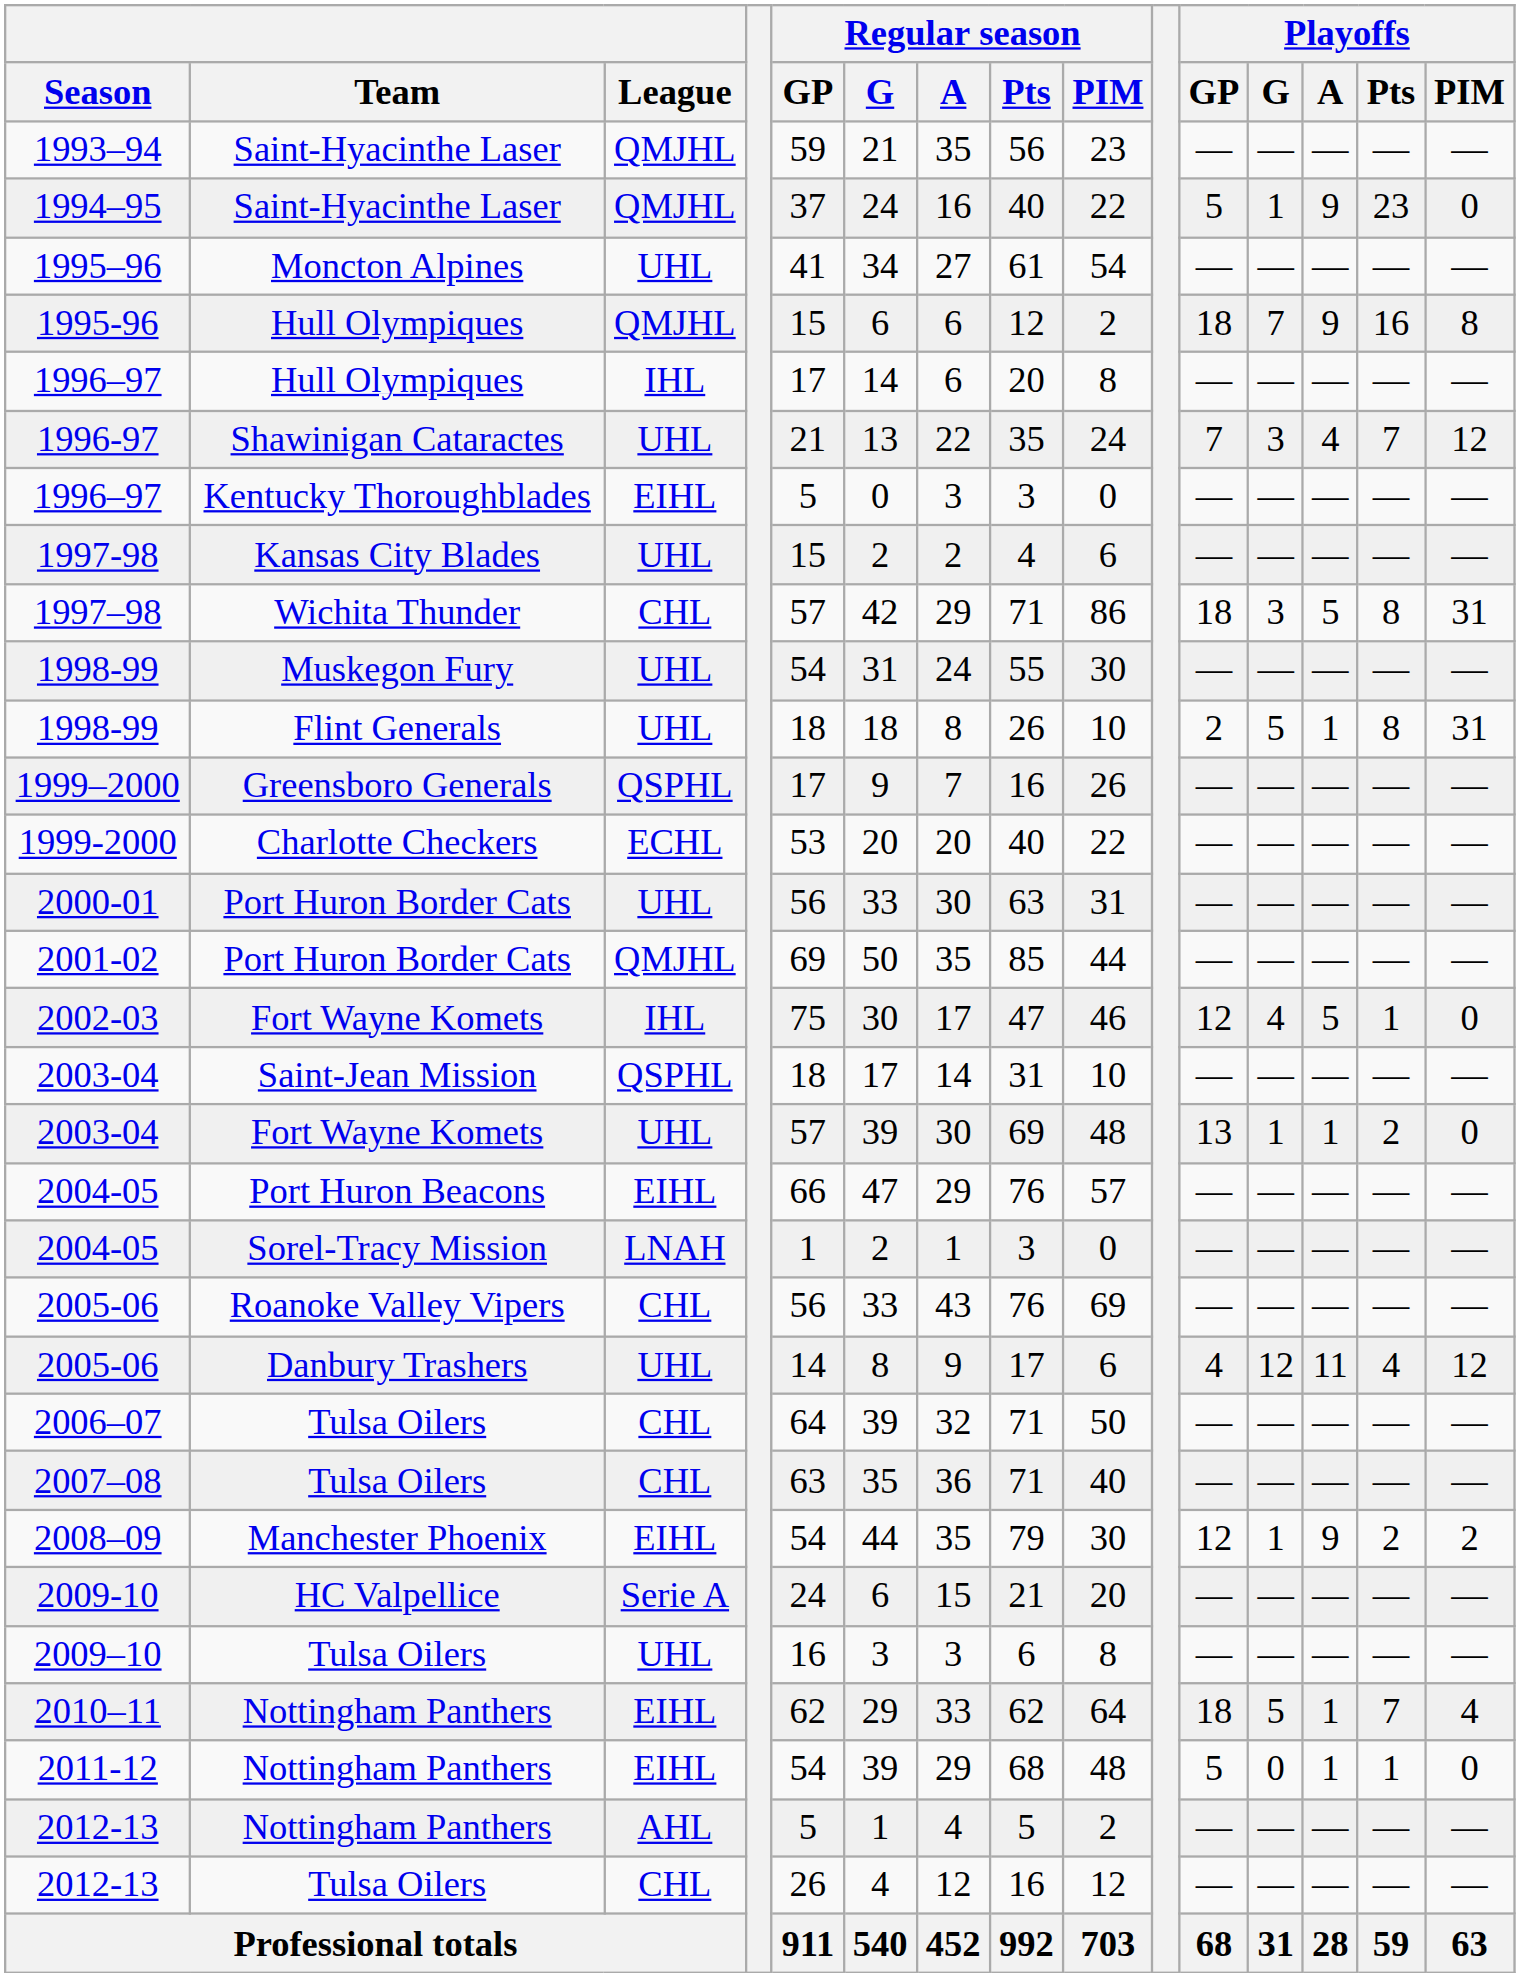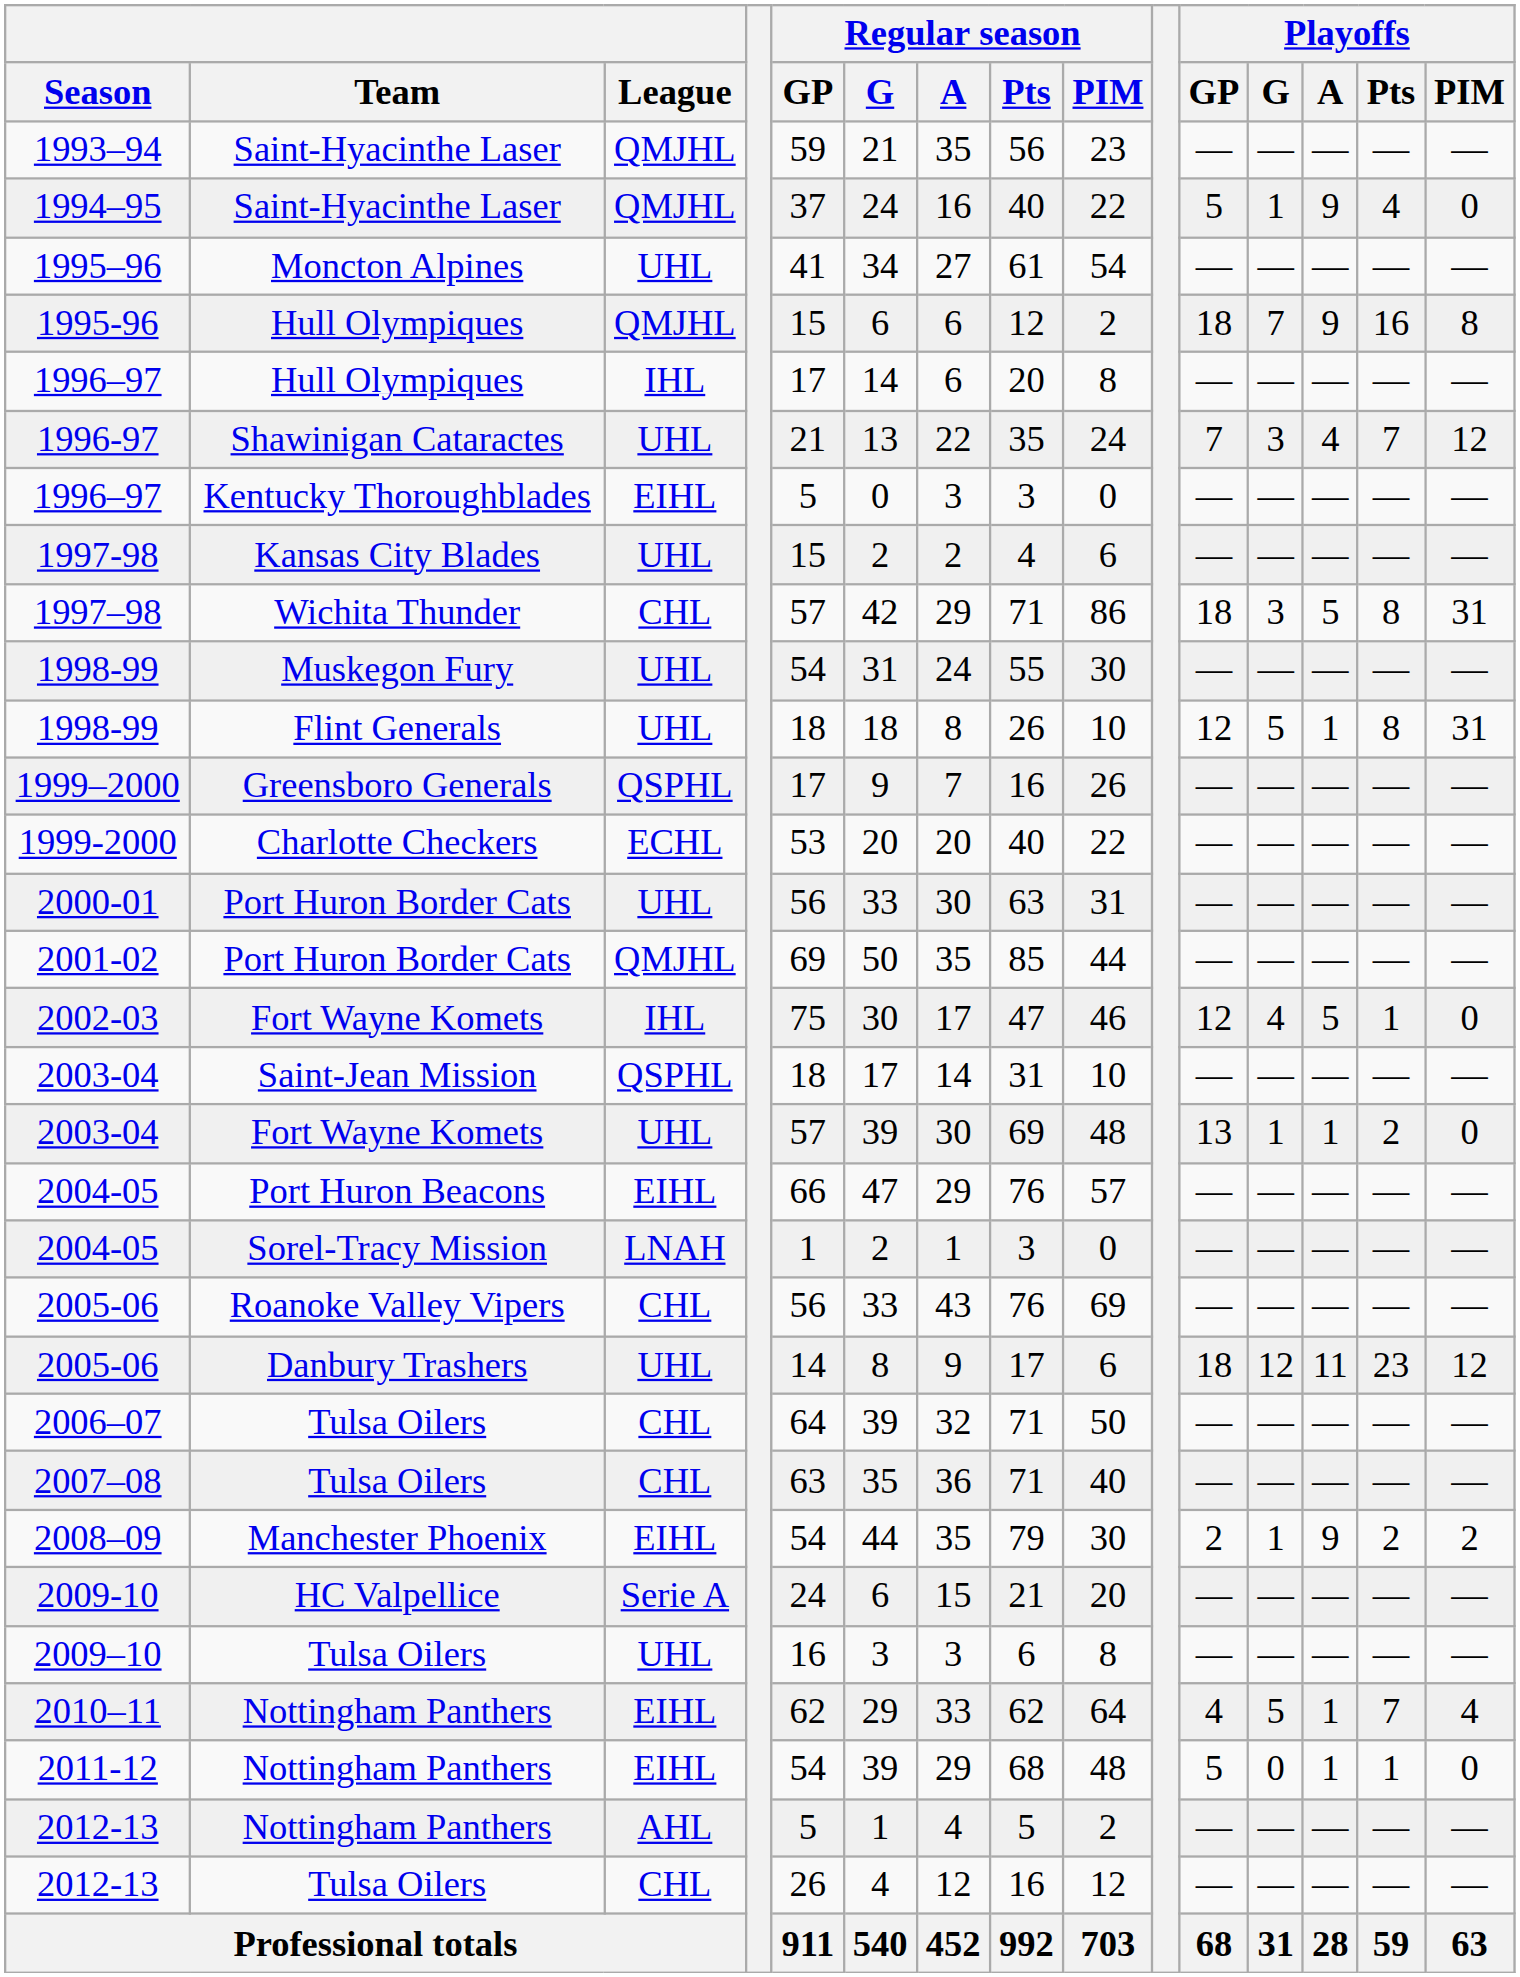(1391, 206) 23 -> (1391, 206) 4
(1214, 727) 2 -> (1214, 727) 12
(1214, 1364) 4 -> (1214, 1364) 18
(1391, 1364) 4 -> (1391, 1364) 23
(1214, 1537) 12 -> (1214, 1537) 2
(1214, 1711) 18 -> (1214, 1711) 4
